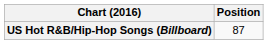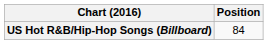(239, 30) 87 -> (239, 30) 84
